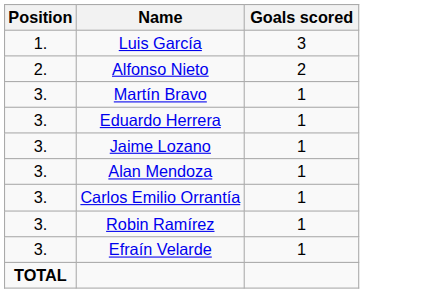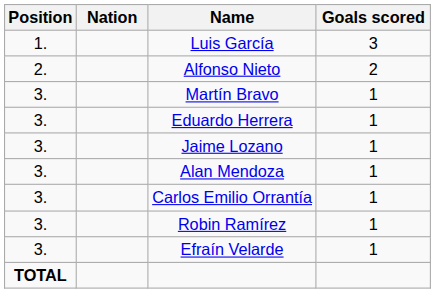+ column: (112, 18)
